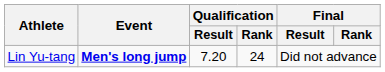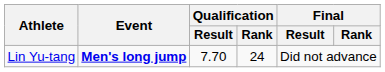(213, 57) 7.20 -> (213, 57) 7.70
